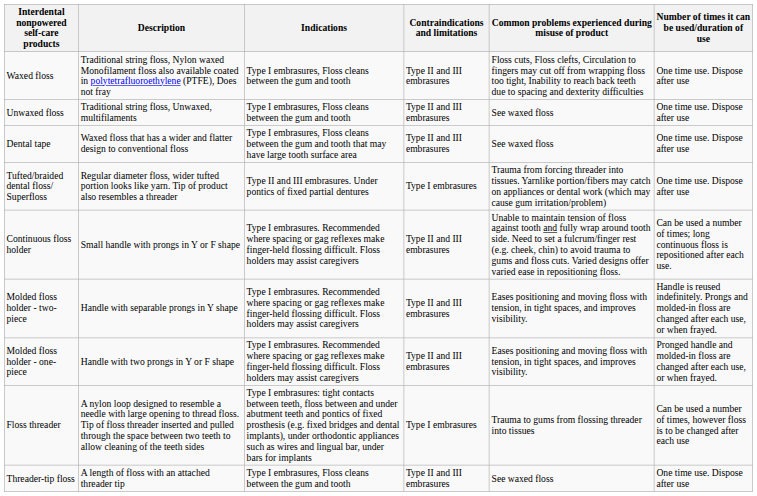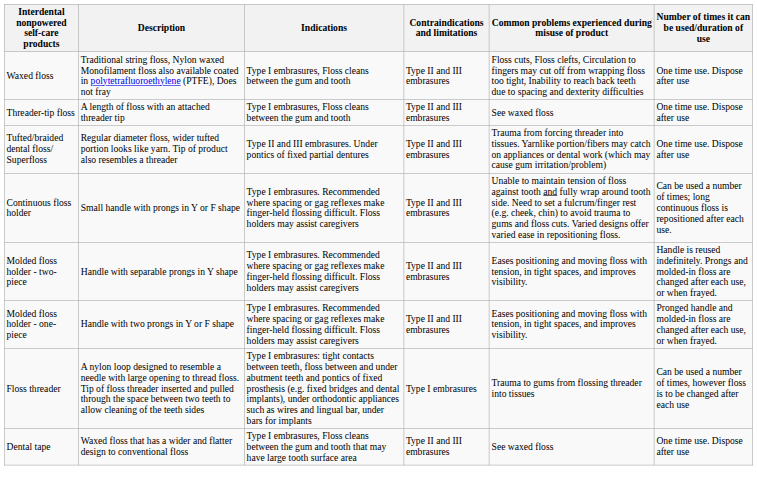- row: (35, 112)
rows swapped: (29, 144) <-> (41, 478)
(441, 186) Type I embrasures -> (434, 149) Type II and III embrasures
